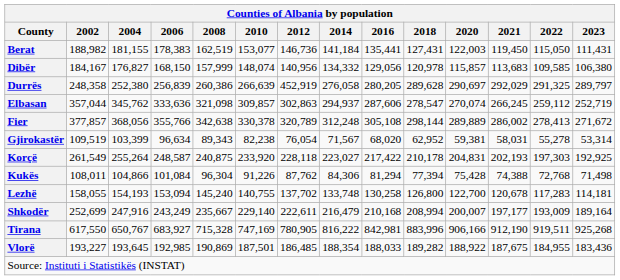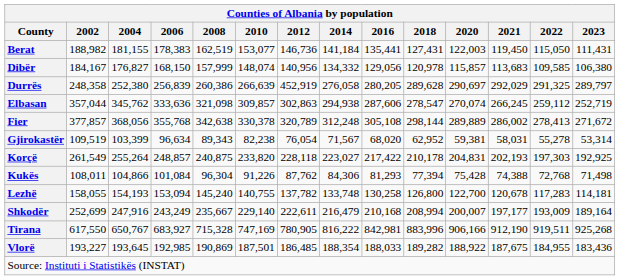(341, 103) 294,937 -> (341, 103) 294,938
(172, 121) 355,766 -> (172, 121) 355,768
(172, 157) 248,587 -> (172, 157) 248,857
(256, 157) 233,920 -> (256, 157) 233,820
(386, 175) 81,294 -> (386, 175) 81,293
(298, 193) 137,702 -> (298, 193) 137,782
